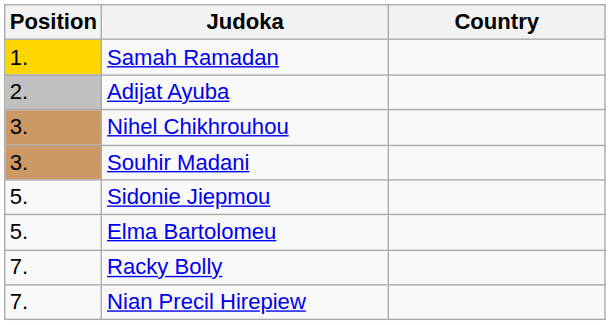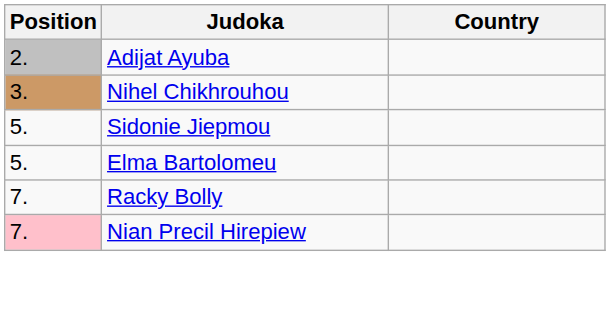- row: (193, 57)
- row: (178, 162)
(19, 302) no background -> (19, 232) pink background
